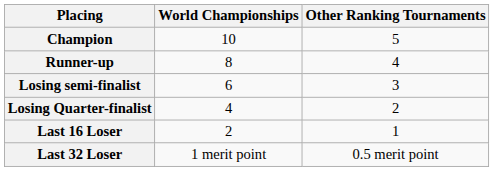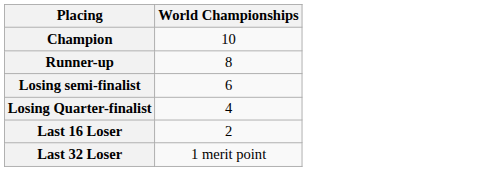- column: (396, 16)
